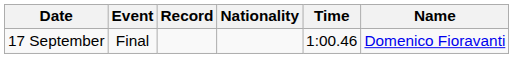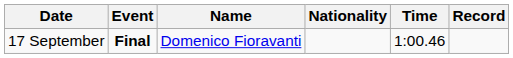columns swapped: (435, 16) <-> (187, 16)
(133, 41) normal -> (133, 41) bold
